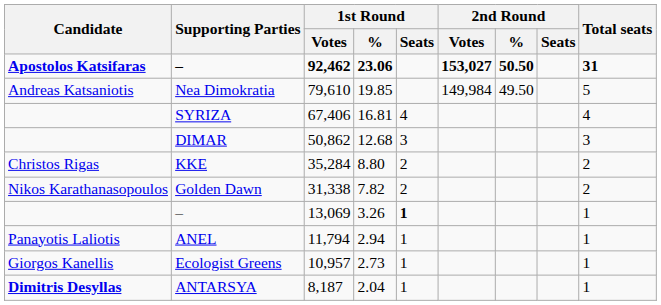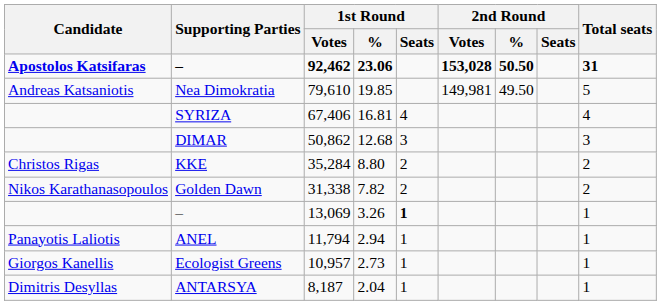(467, 66) 153,027 -> (467, 66) 153,028
(467, 90) 149,984 -> (467, 90) 149,981
(65, 287) bold -> (63, 287) normal
